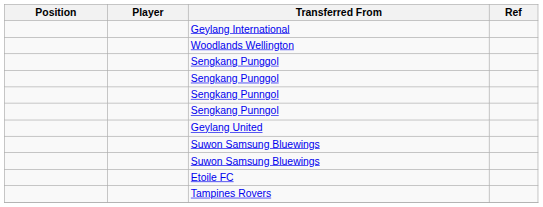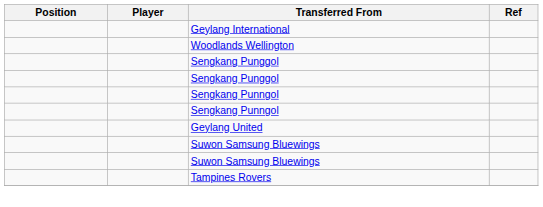- row: (56, 178)
